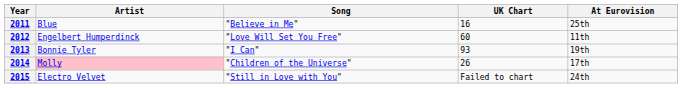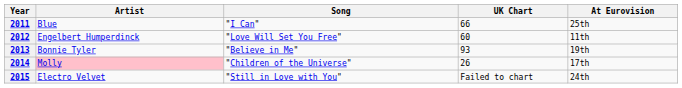(262, 24) "Believe in Me" -> (242, 24) "I Can"
(465, 24) 16 -> (465, 24) 66
(242, 50) "I Can" -> (262, 50) "Believe in Me"
